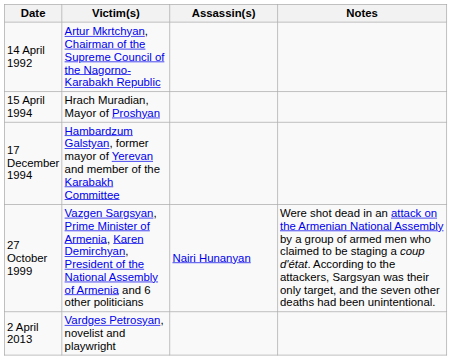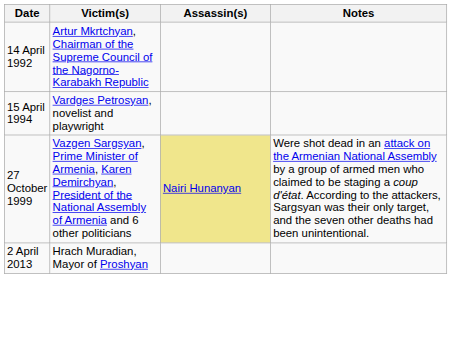(112, 107) Hrach Muradian, Mayor of Proshyan -> (102, 113) Vardges Petrosyan, novelist and playwright
- row: (33, 163)
(212, 258) no background -> (202, 188) khaki background
(114, 333) Vardges Petrosyan, novelist and playwright -> (100, 258) Hrach Muradian, Mayor of Proshyan
